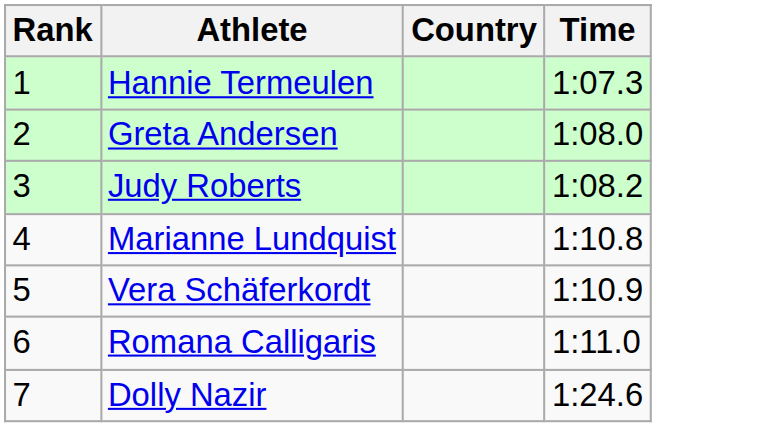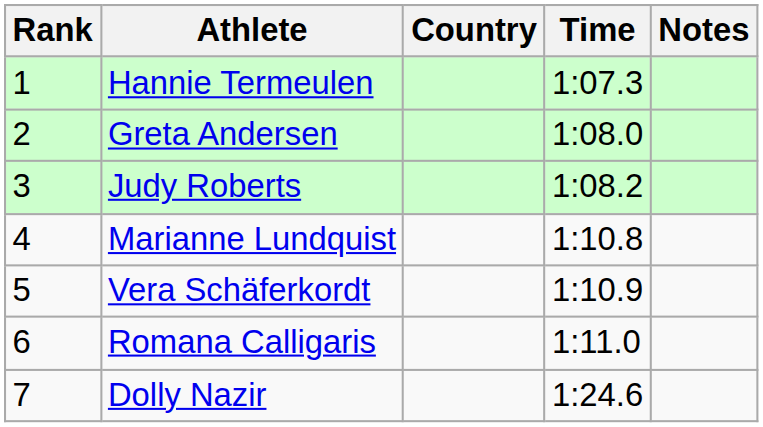+ column: (704, 30)
